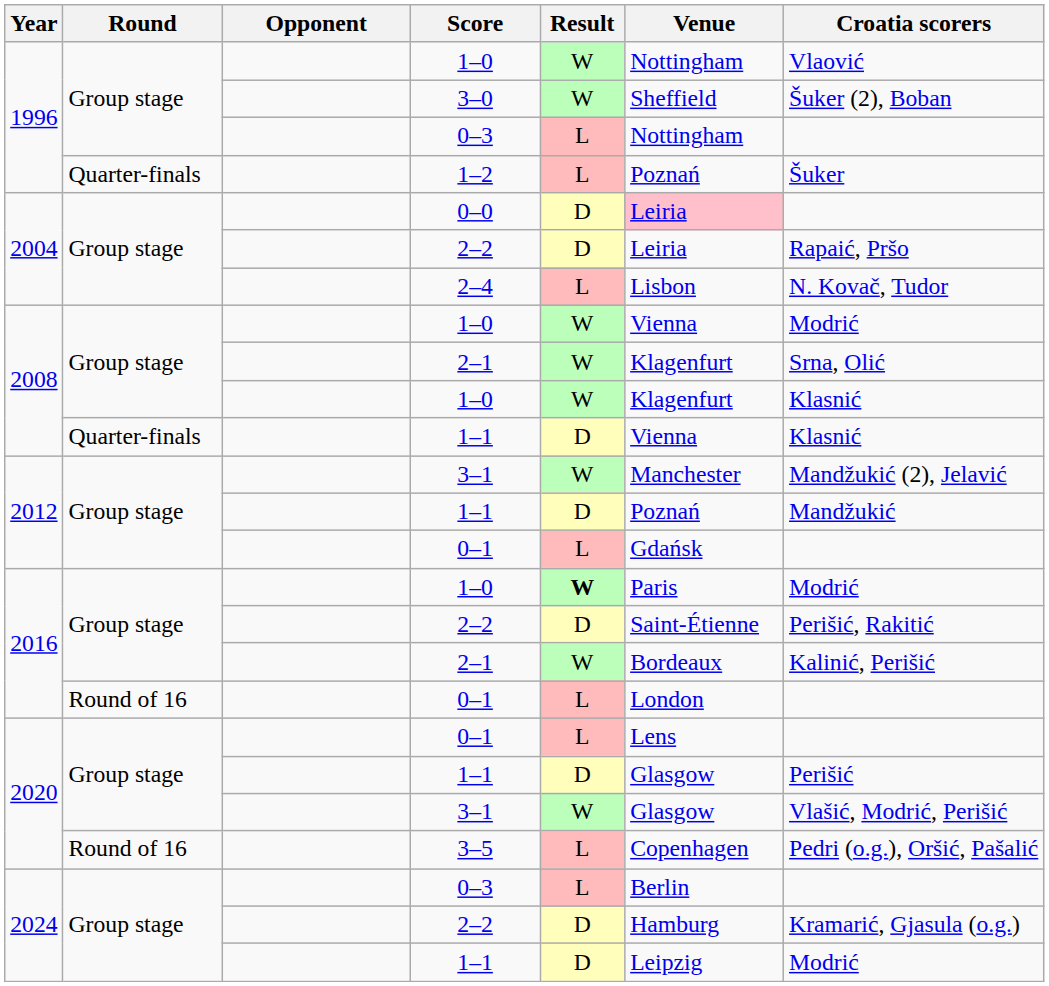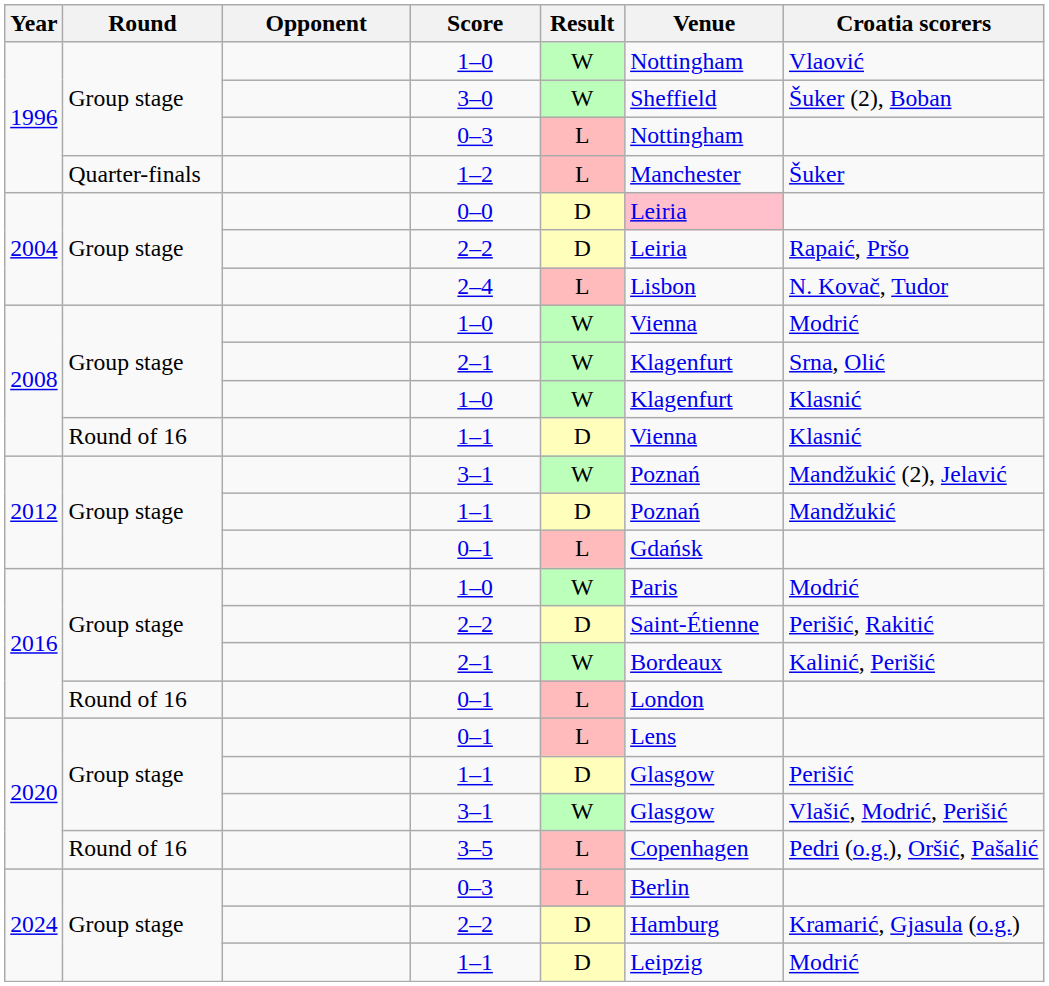(665, 173) Poznań -> (685, 173) Manchester
(135, 436) Quarter-finals -> (128, 436) Round of 16
(685, 473) Manchester -> (665, 473) Poznań
(582, 586) bold -> (582, 586) normal
